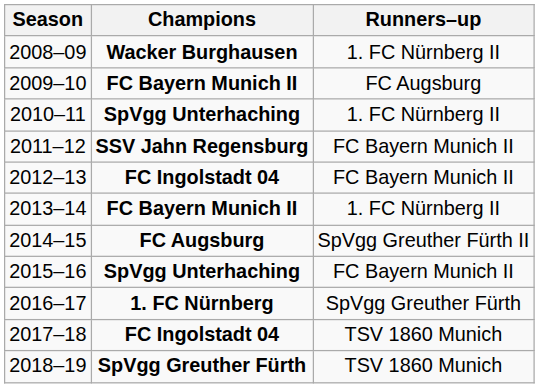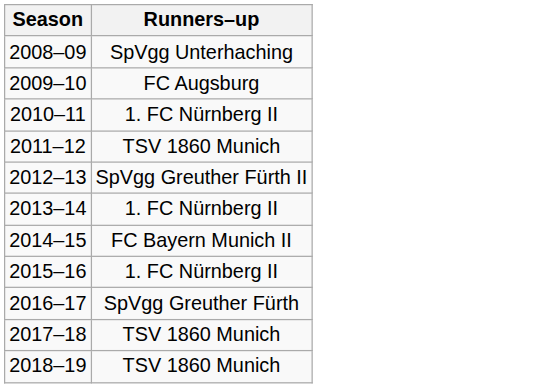- column: (202, 20)
(423, 51) 1. FC Nürnberg II -> (201, 51) SpVgg Unterhaching
(423, 146) FC Bayern Munich II -> (201, 146) TSV 1860 Munich
(423, 177) FC Bayern Munich II -> (201, 177) SpVgg Greuther Fürth II
(423, 240) SpVgg Greuther Fürth II -> (201, 240) FC Bayern Munich II
(423, 271) FC Bayern Munich II -> (201, 271) 1. FC Nürnberg II
